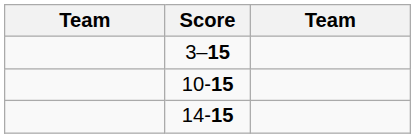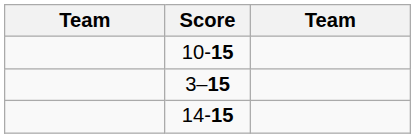rows swapped: (208, 84) <-> (208, 52)
